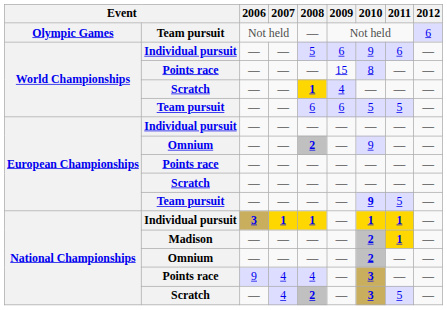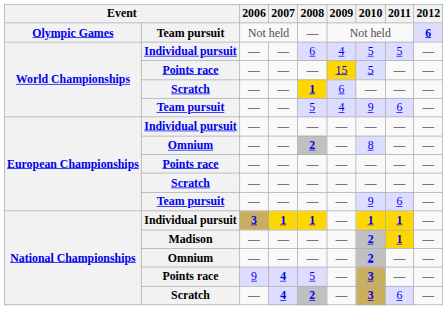(428, 32) normal -> (428, 32) bold
(312, 51) 5 -> (312, 51) 6
(341, 51) 6 -> (341, 51) 4
(371, 51) 9 -> (371, 51) 5
(399, 51) 6 -> (399, 51) 5
(341, 70) no background -> (341, 70) gold background
(371, 70) 8 -> (371, 70) 5
(341, 88) 4 -> (341, 88) 6
(312, 107) 6 -> (312, 107) 5
(341, 107) 6 -> (341, 107) 4
(371, 107) 5 -> (371, 107) 9
(399, 107) 5 -> (399, 107) 6
(371, 145) 9 -> (371, 145) 8
(371, 201) bold -> (371, 201) normal
(399, 201) 5 -> (399, 201) 6
(283, 276) normal -> (283, 276) bold
(312, 276) 4 -> (312, 276) 5
(283, 295) normal -> (283, 295) bold
(399, 295) 5 -> (399, 295) 6
